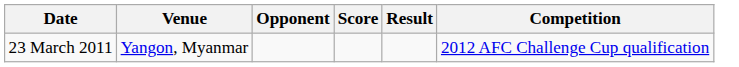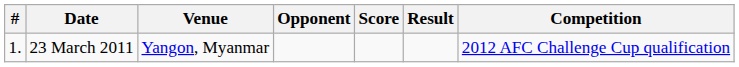+ column: (15, 19)
